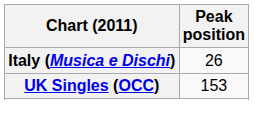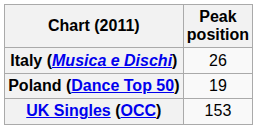+ row: (94, 85)
